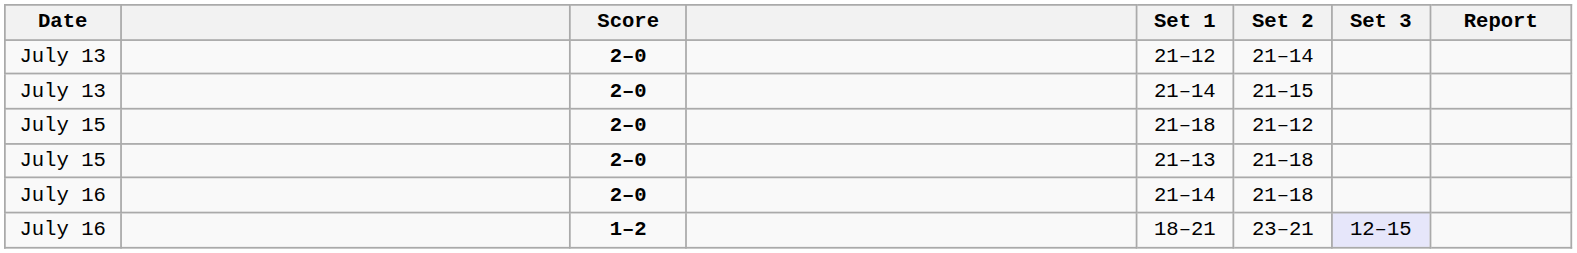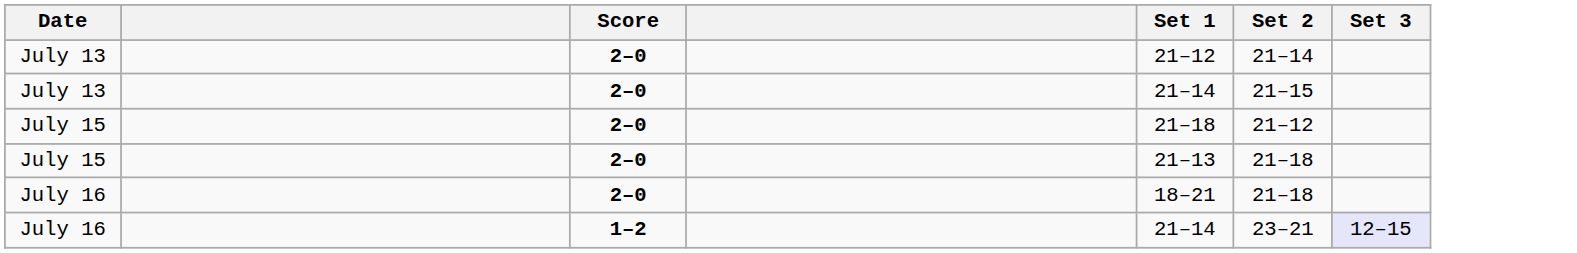- column: (1501, 22)
(1185, 195) 21–14 -> (1185, 195) 18–21
(1185, 229) 18–21 -> (1185, 229) 21–14
